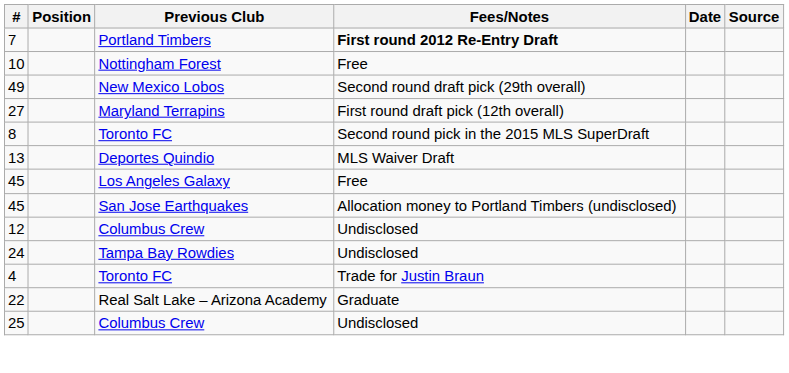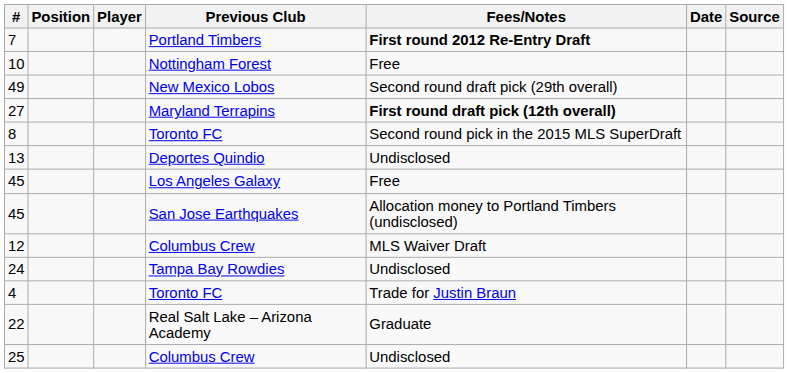+ column: (119, 16)
(451, 111) normal -> (493, 111) bold
(396, 158) MLS Waiver Draft -> (410, 158) Undisclosed
(378, 229) Undisclosed -> (428, 245) MLS Waiver Draft
